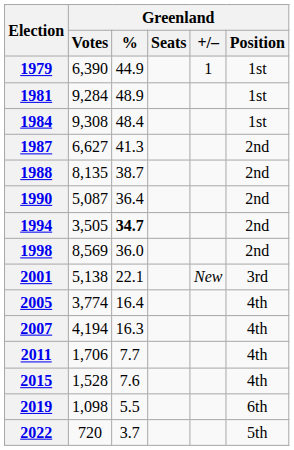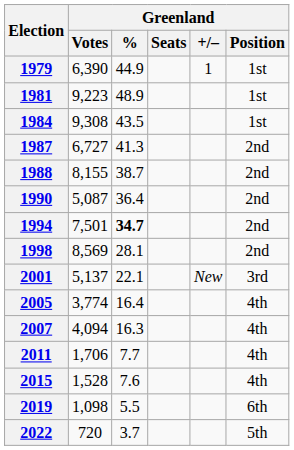(90, 94) 9,284 -> (90, 94) 9,223
(130, 120) 48.4 -> (130, 120) 43.5
(90, 146) 6,627 -> (90, 146) 6,727
(90, 172) 8,135 -> (90, 172) 8,155
(90, 224) 3,505 -> (90, 224) 7,501
(130, 250) 36.0 -> (130, 250) 28.1
(90, 276) 5,138 -> (90, 276) 5,137
(90, 328) 4,194 -> (90, 328) 4,094
